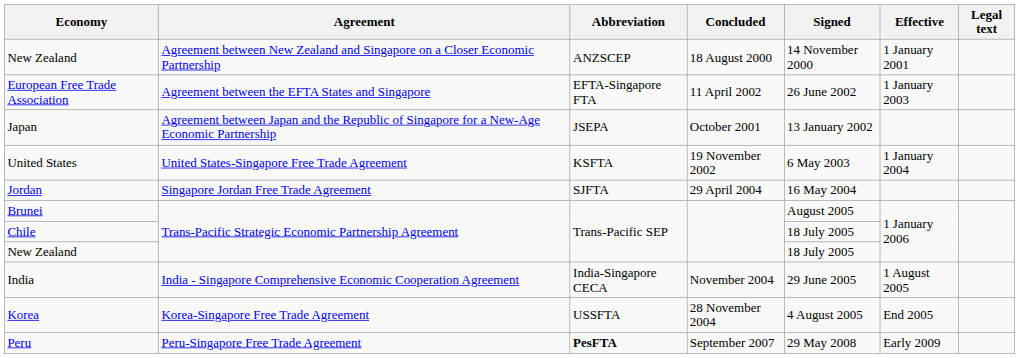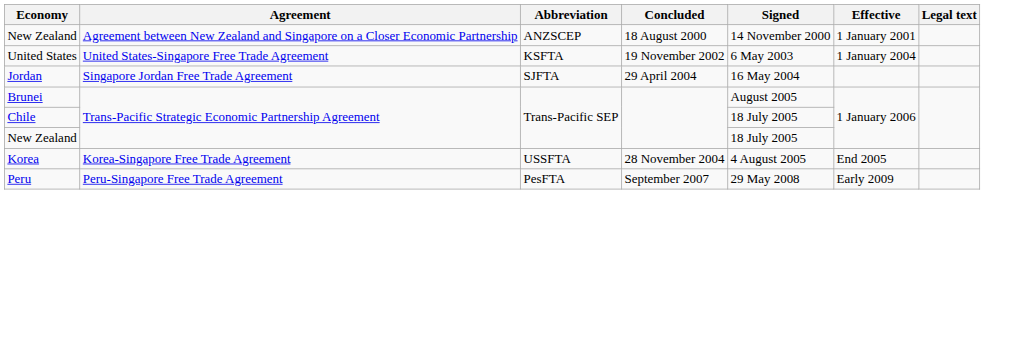- row: (62, 92)
- row: (22, 127)
- row: (21, 279)
(595, 342) bold -> (544, 179) normal
